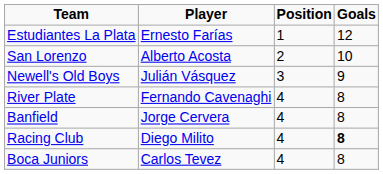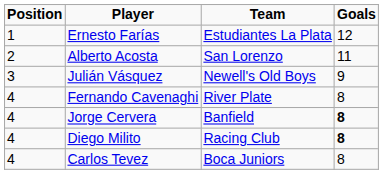columns swapped: (304, 15) <-> (71, 15)
(345, 56) 10 -> (344, 56) 11
(341, 118) normal -> (341, 118) bold
